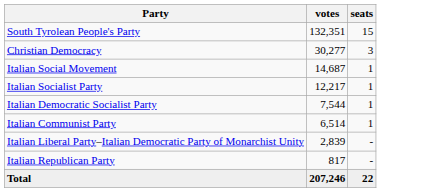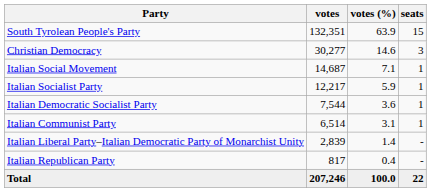+ column: (373, 13)
